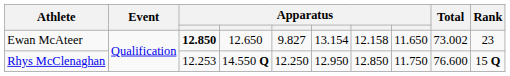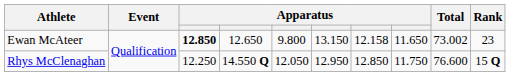(292, 41) 9.827 -> (292, 41) 9.800
(331, 41) 13.154 -> (331, 41) 13.150
(199, 61) 12.253 -> (199, 61) 12.250
(292, 61) 12.250 -> (292, 61) 12.050
